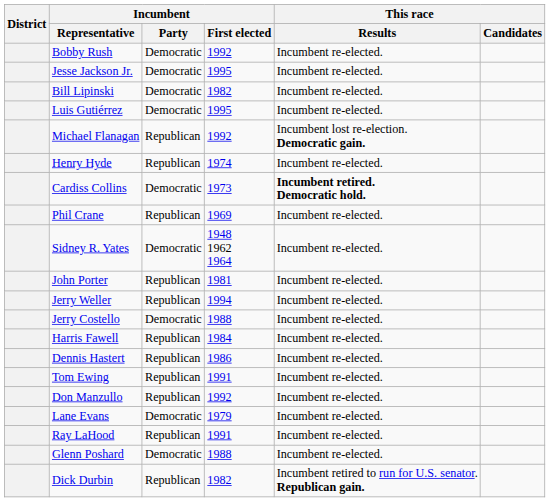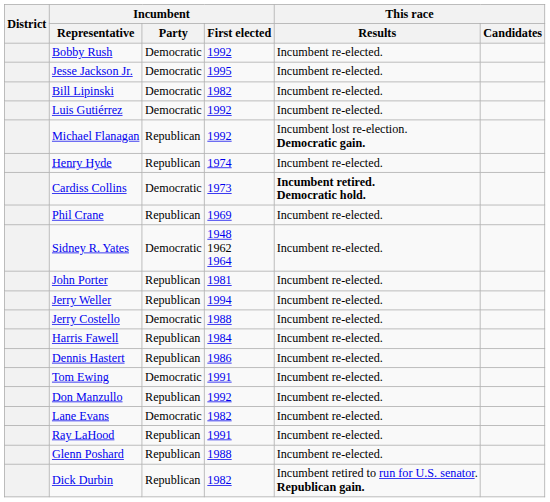(219, 110) 1995 -> (219, 110) 1992
(173, 377) Republican -> (173, 377) Democratic
(219, 415) 1979 -> (219, 415) 1982
(173, 454) Democratic -> (173, 454) Republican
